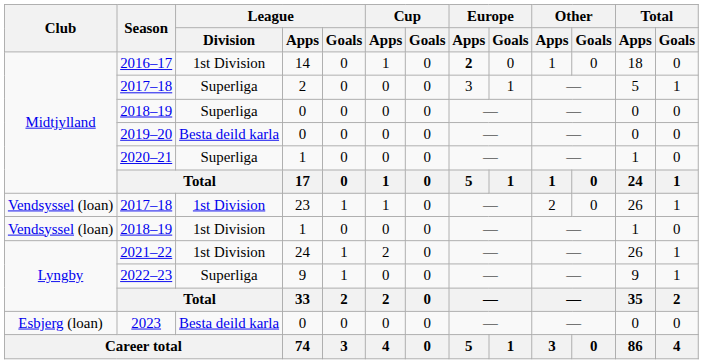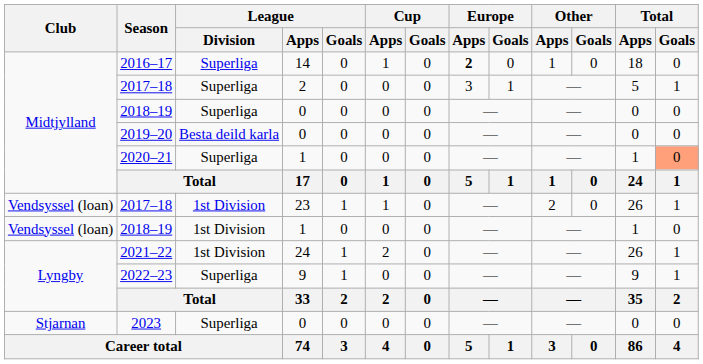(229, 63) 1st Division -> (229, 63) Superliga
(677, 157) no background -> (677, 157) lightsalmon background
(61, 323) Esbjerg (loan) -> (61, 323) Stjarnan
(229, 323) Besta deild karla -> (229, 323) Superliga
